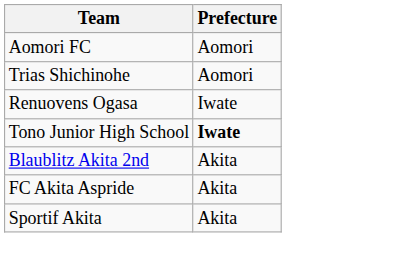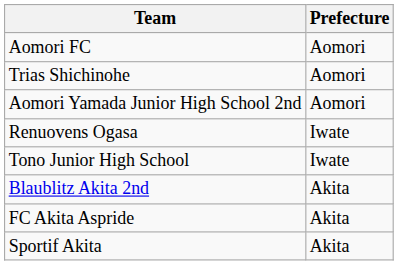+ row: (155, 103)
(219, 132) bold -> (330, 160) normal
